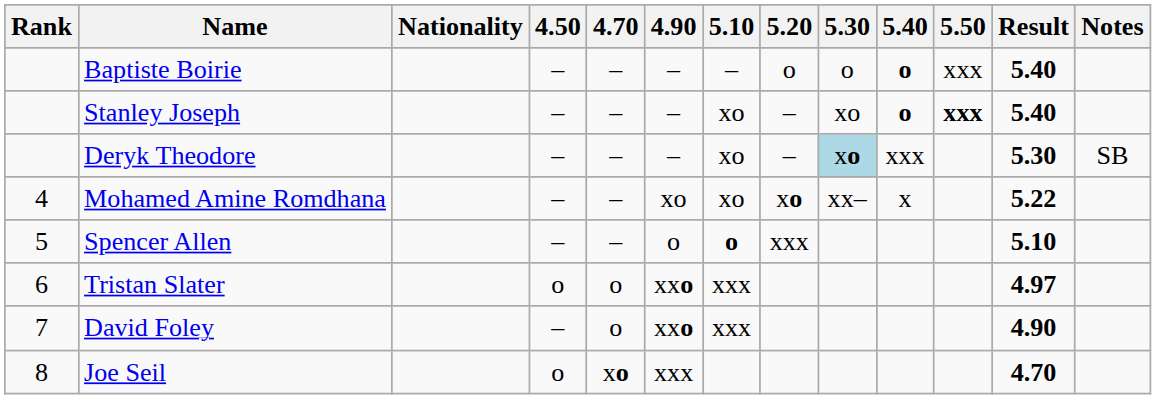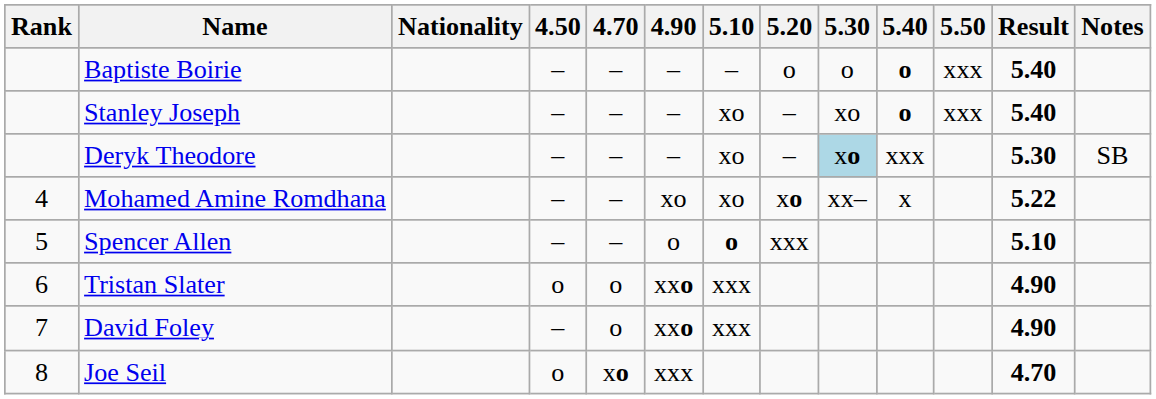(963, 112) bold -> (963, 112) normal
(1033, 284) 4.97 -> (1033, 284) 4.90
